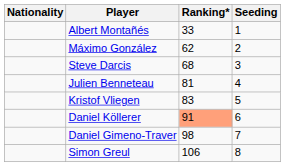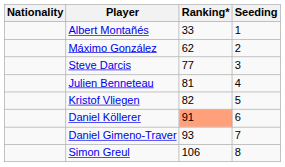(188, 65) 68 -> (188, 65) 77
(188, 100) 83 -> (188, 100) 82
(188, 135) 98 -> (188, 135) 93
